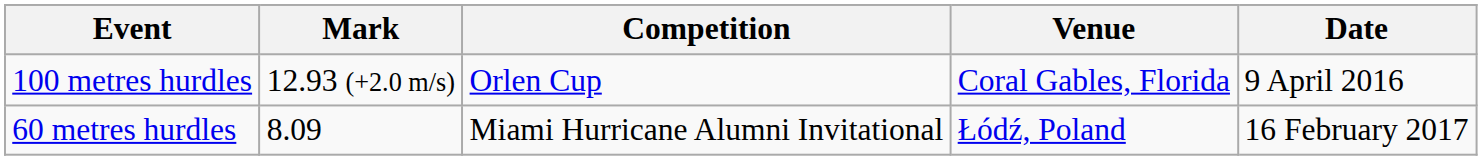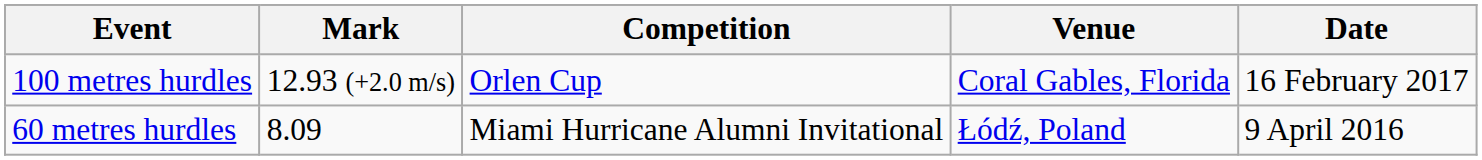(1324, 79) 9 April 2016 -> (1357, 79) 16 February 2017
(1357, 129) 16 February 2017 -> (1324, 129) 9 April 2016
